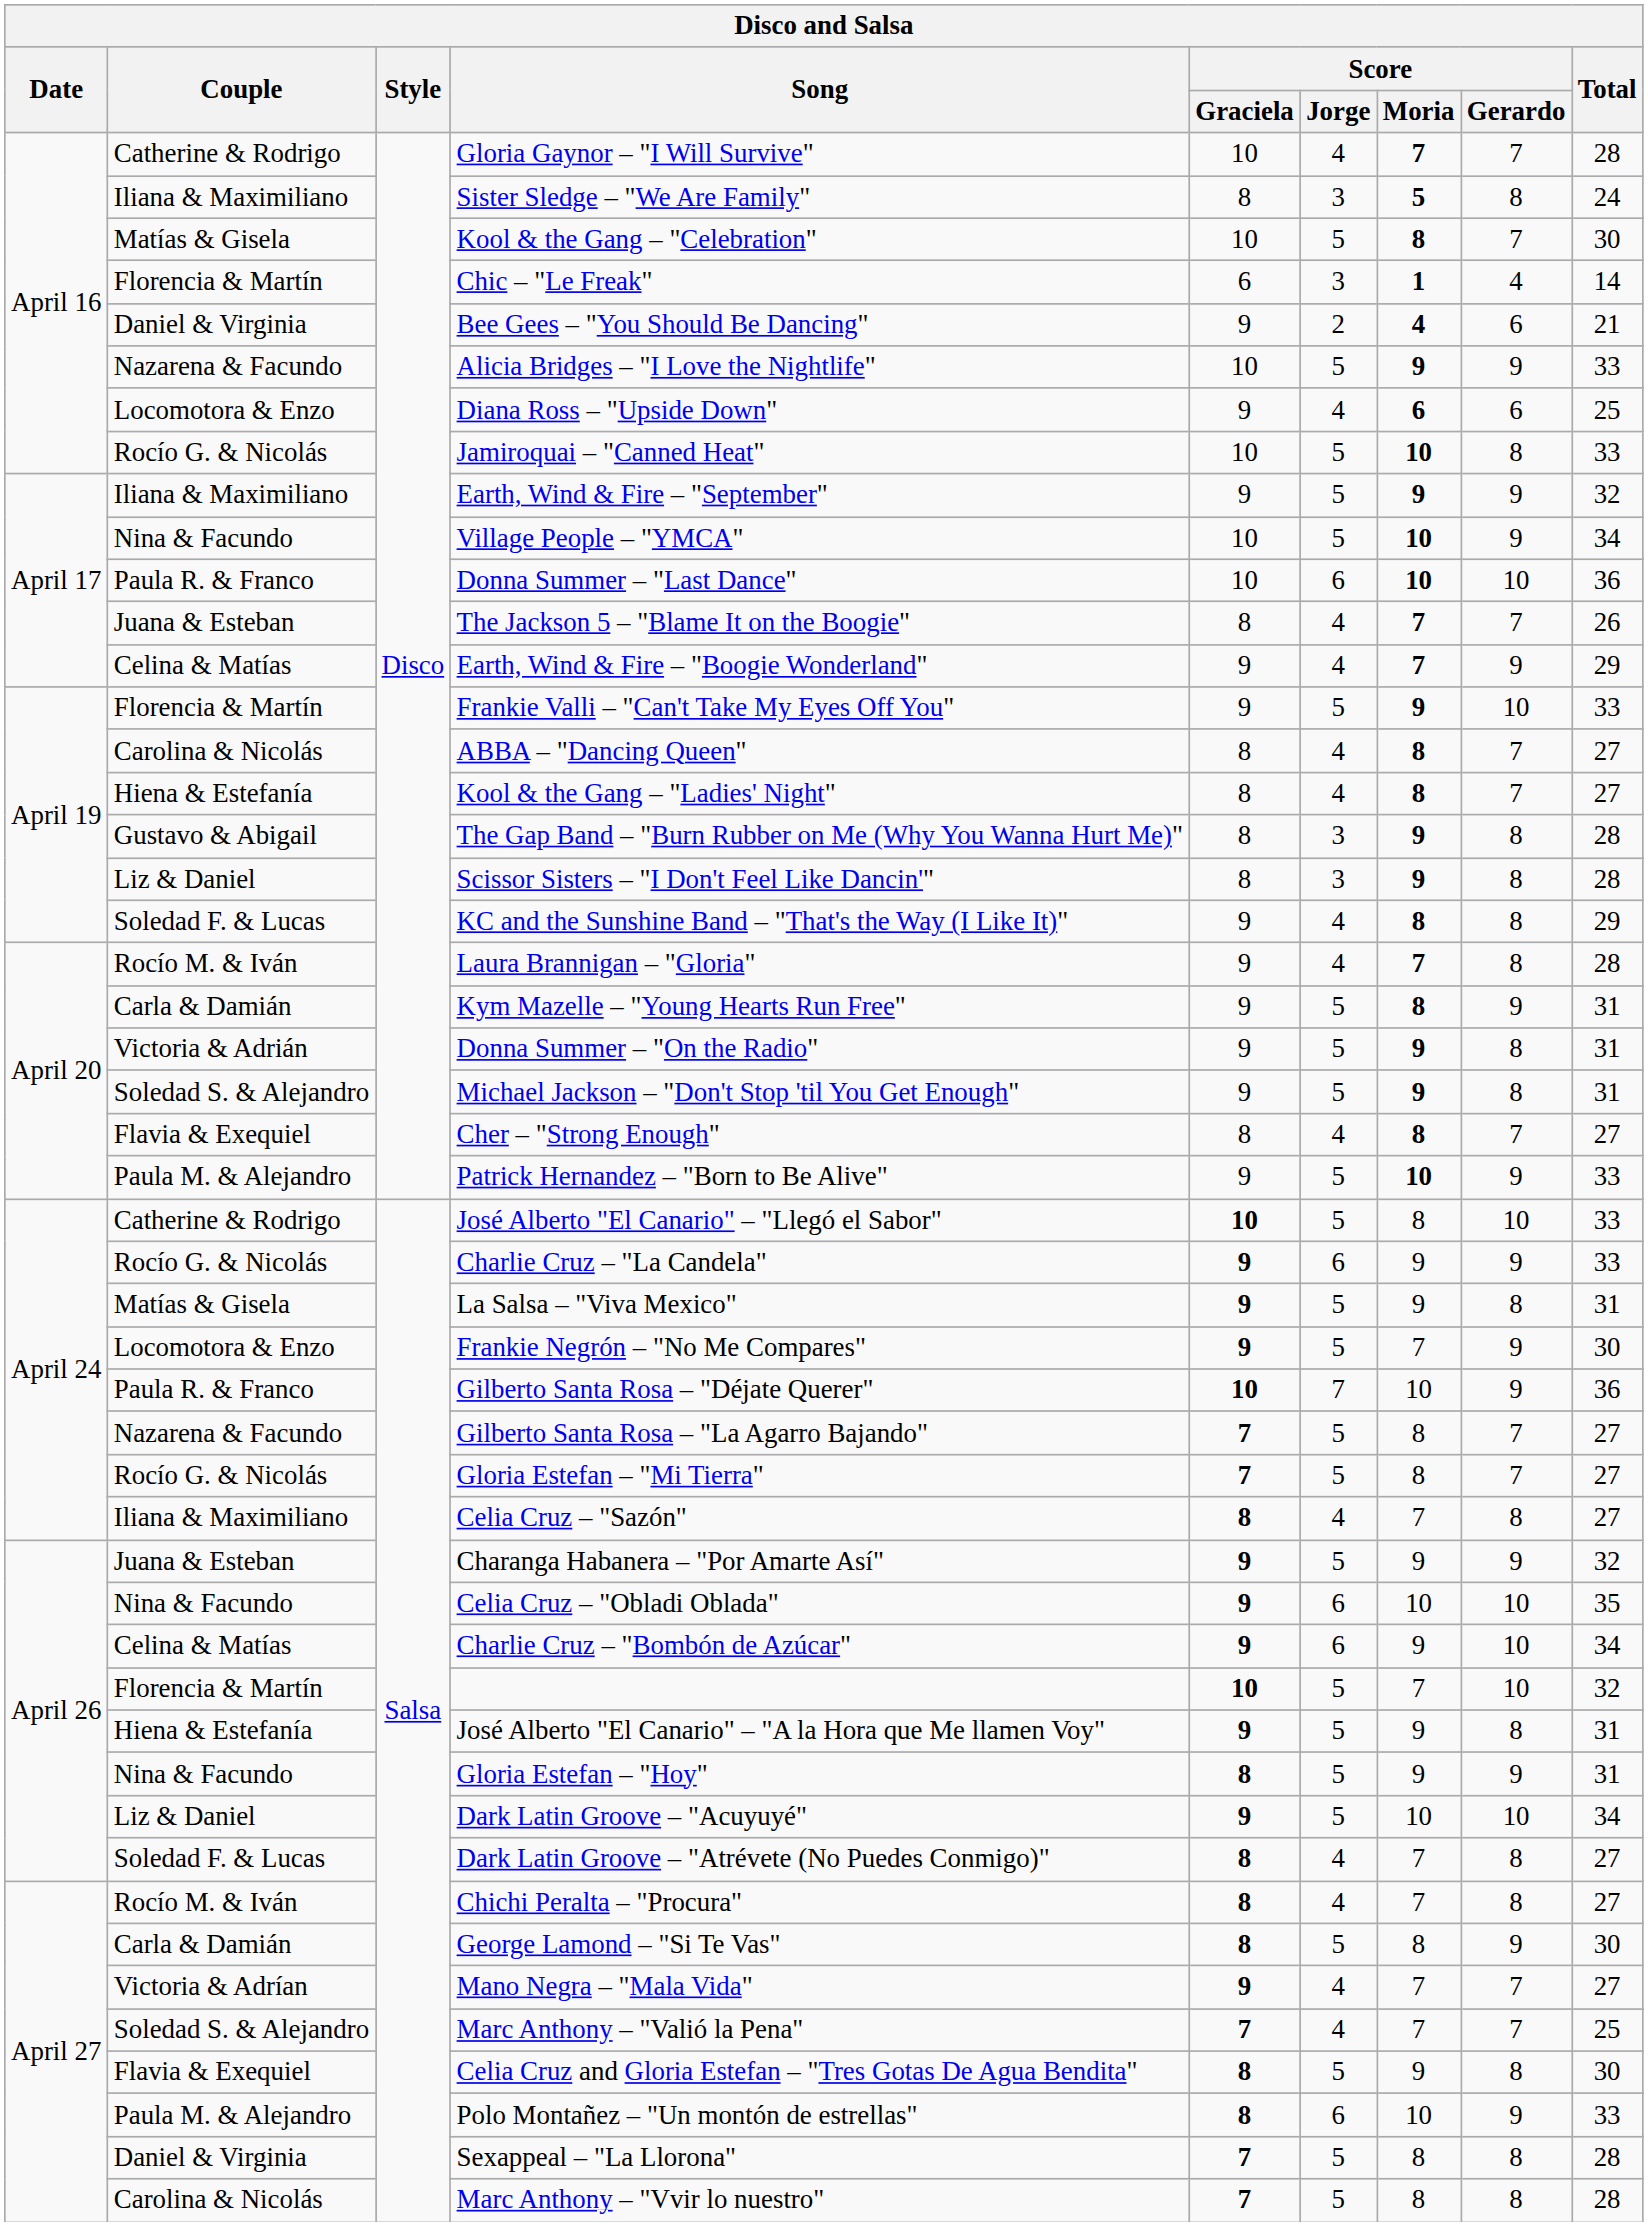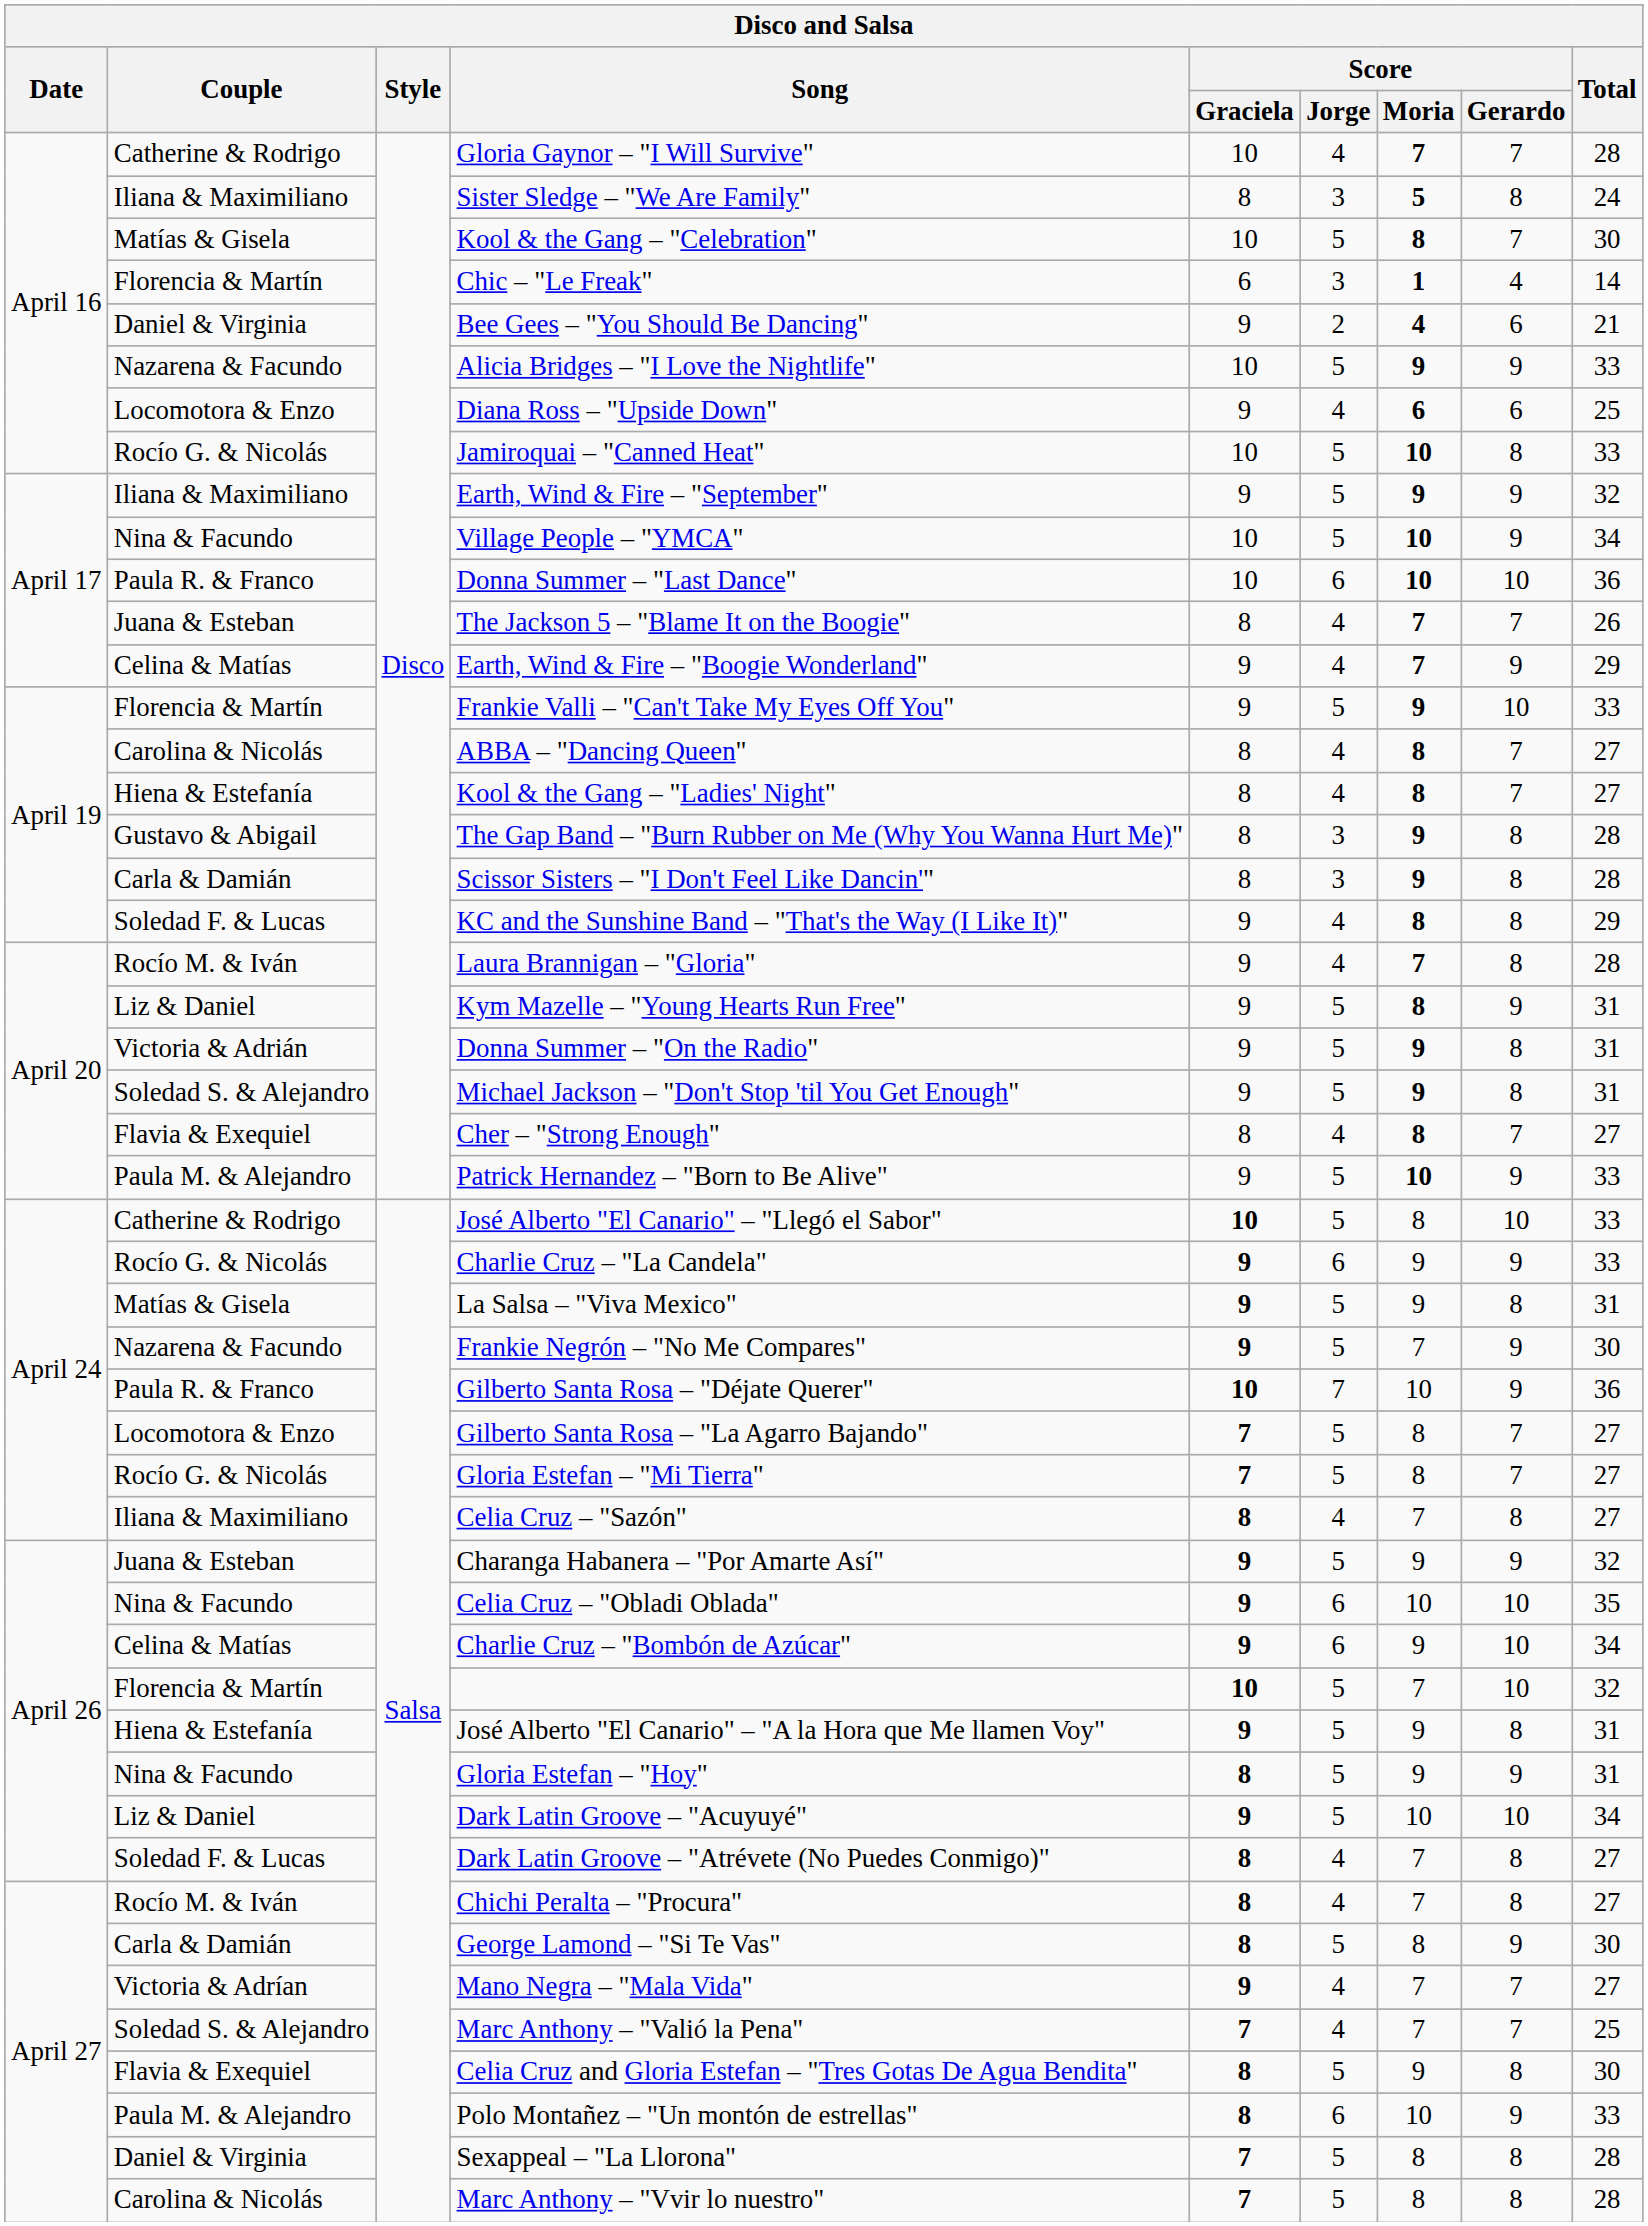(185, 878) Liz & Daniel -> (203, 878) Carla & Damián
(203, 1006) Carla & Damián -> (185, 1006) Liz & Daniel
(224, 1347) Locomotora & Enzo -> (228, 1347) Nazarena & Facundo
(228, 1432) Nazarena & Facundo -> (224, 1432) Locomotora & Enzo
